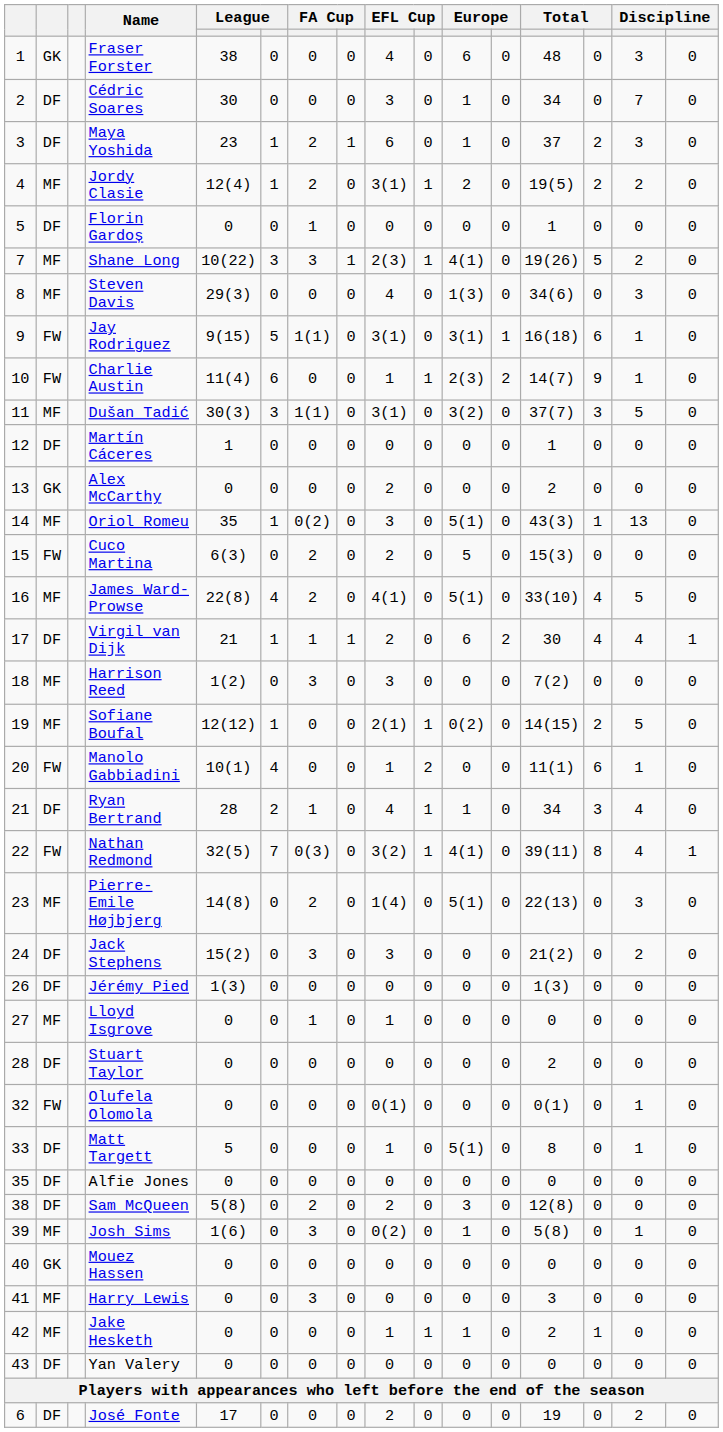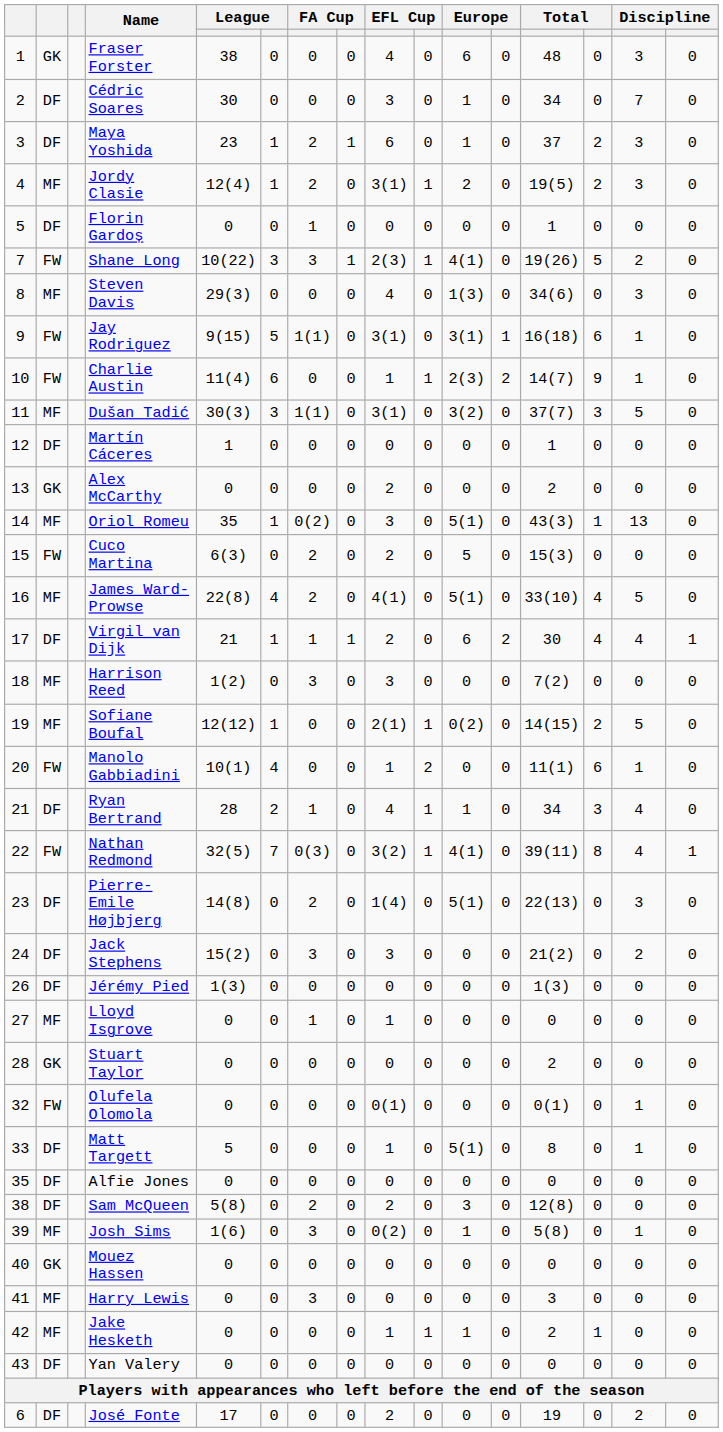(639, 185) 2 -> (639, 185) 3
(52, 261) MF -> (52, 261) FW
(52, 903) MF -> (52, 903) DF
(52, 1064) DF -> (52, 1064) GK
